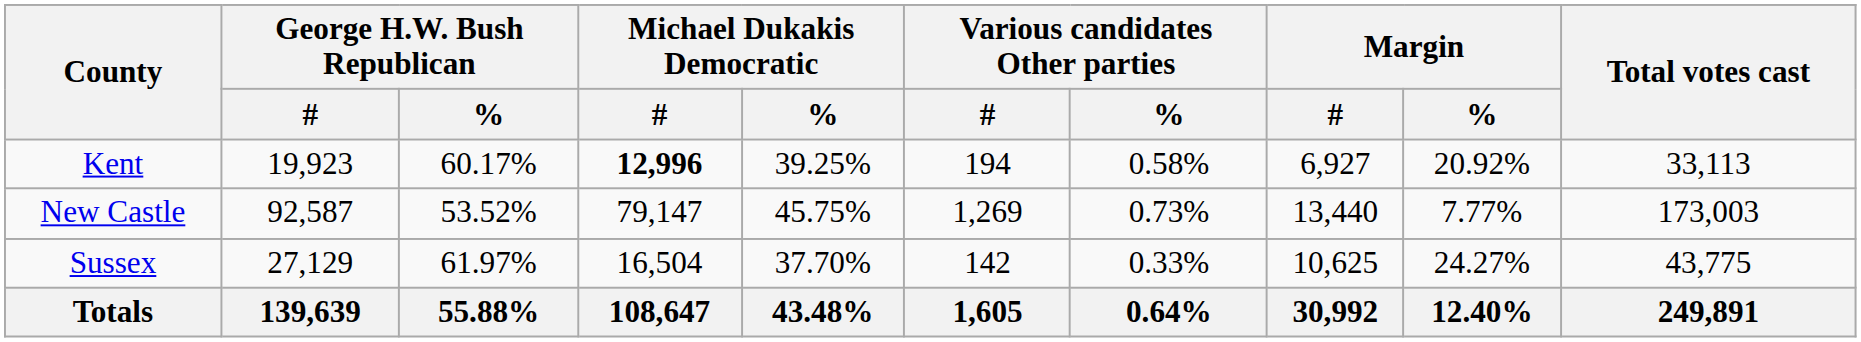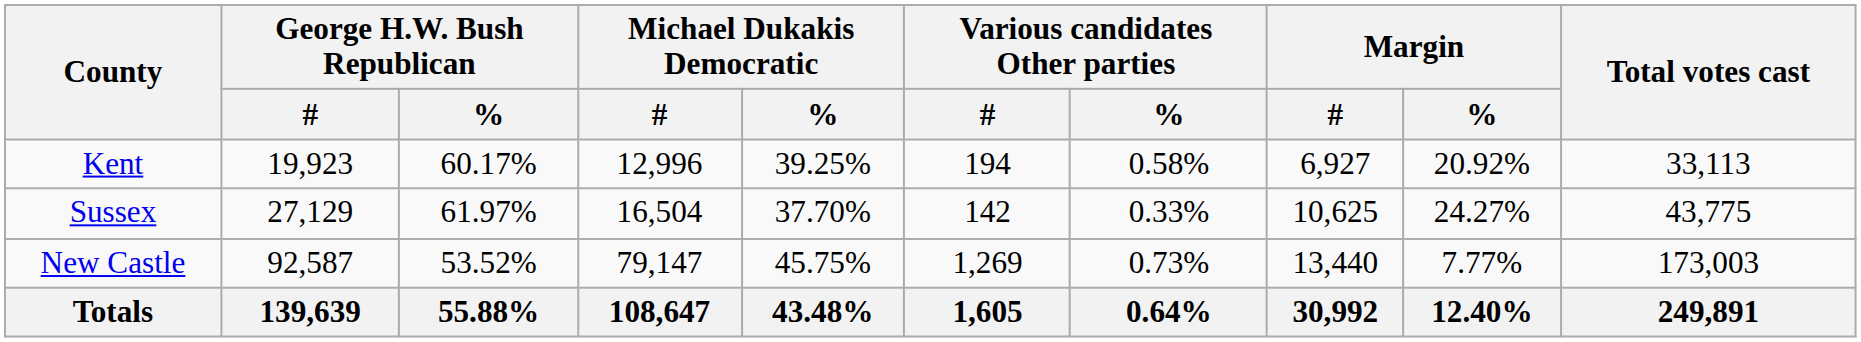(660, 163) bold -> (660, 163) normal
rows swapped: (113, 212) <-> (113, 262)
